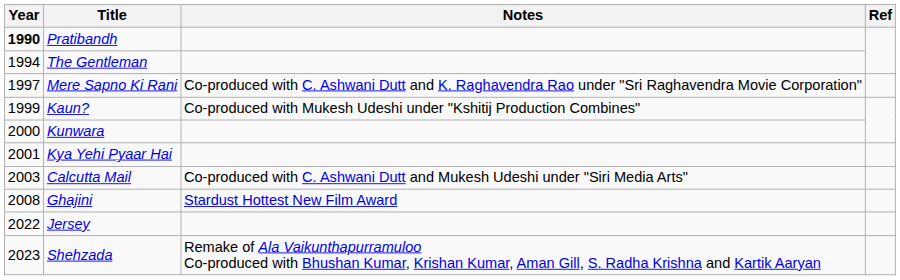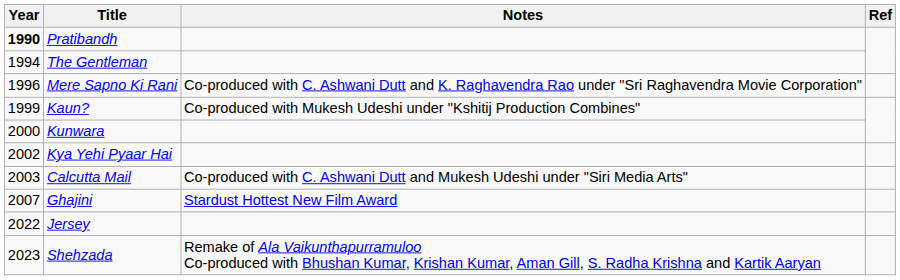(24, 85) 1997 -> (24, 85) 1996
(24, 154) 2001 -> (24, 154) 2002
(24, 200) 2008 -> (24, 200) 2007
